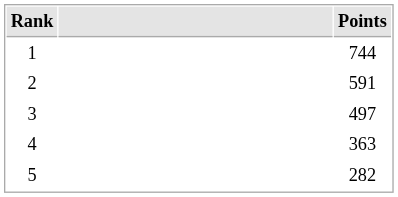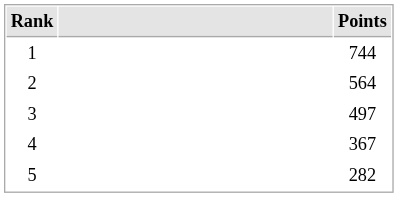(362, 83) 591 -> (362, 83) 564
(362, 144) 363 -> (362, 144) 367
